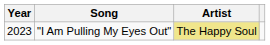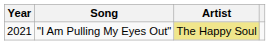(19, 31) 2023 -> (19, 31) 2021
